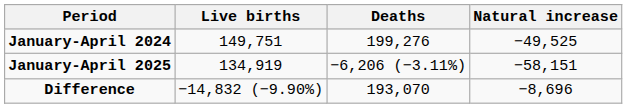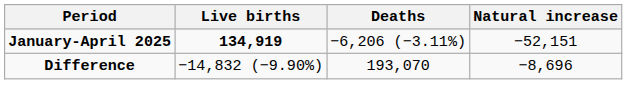- row: (90, 41)
(251, 66) normal -> (251, 41) bold
(546, 66) −58,151 -> (546, 41) −52,151
